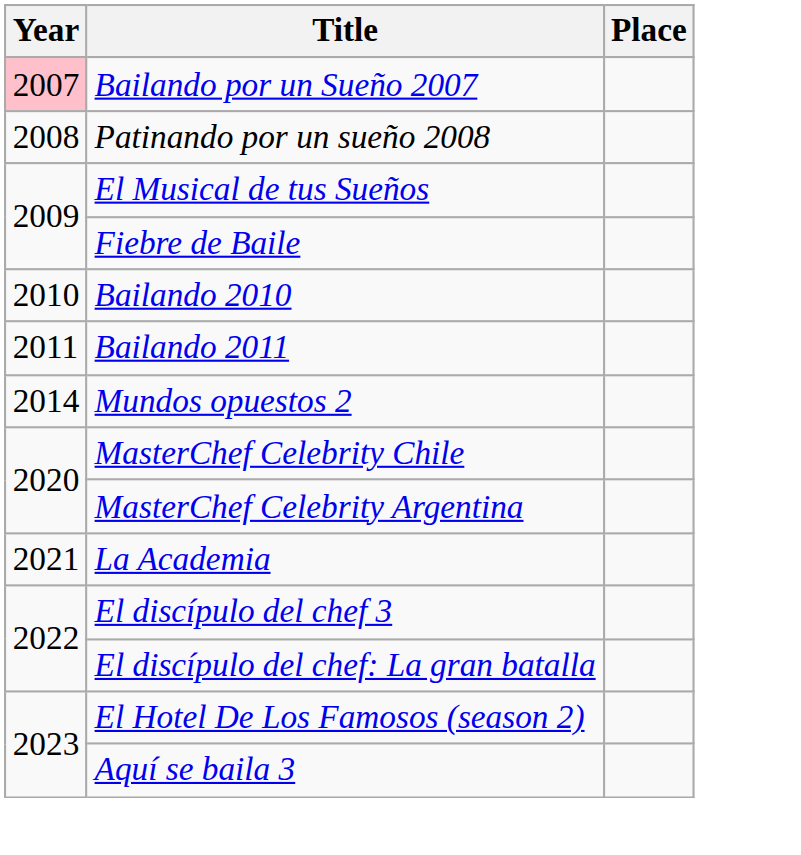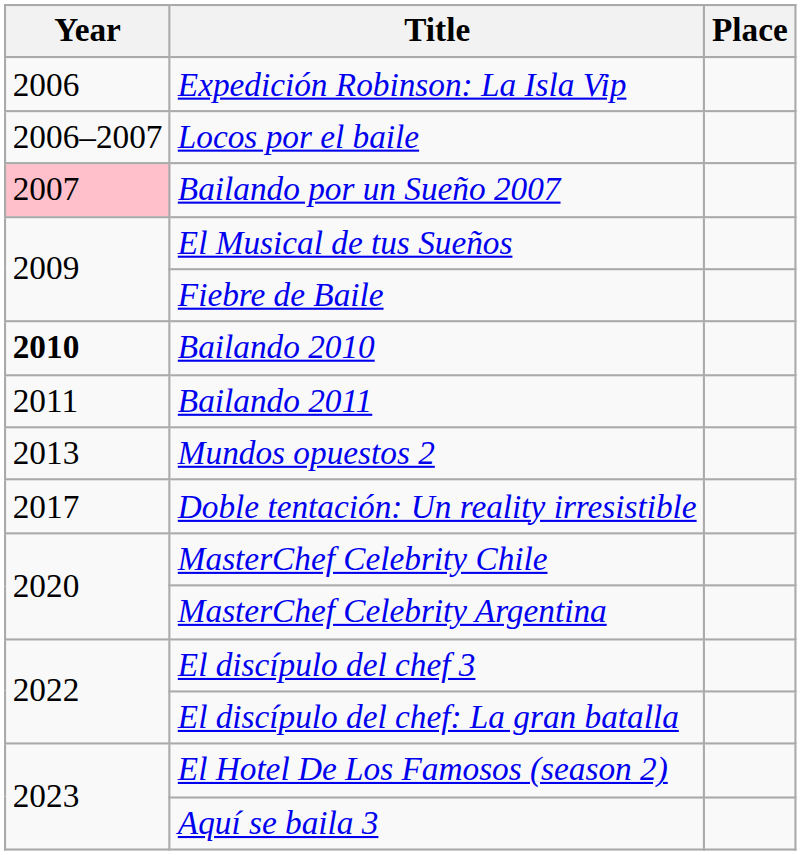+ row: (402, 83)
+ row: (298, 136)
- row: (292, 136)
(46, 294) normal -> (46, 347) bold
(46, 400) 2014 -> (46, 453) 2013
+ row: (437, 505)
- row: (183, 558)
